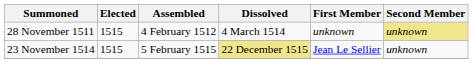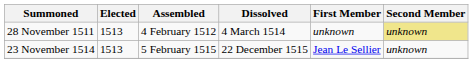(111, 31) 1515 -> (111, 31) 1513
(111, 49) 1515 -> (111, 49) 1513
(265, 49) khaki background -> (265, 49) no background
